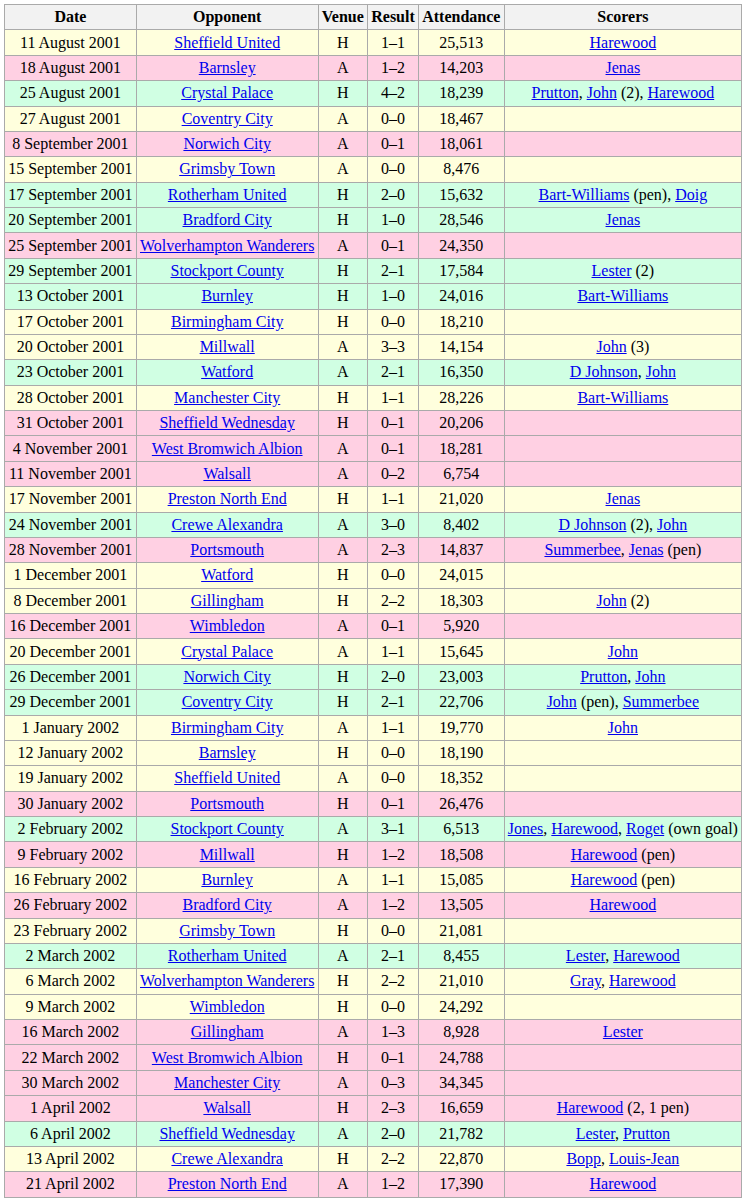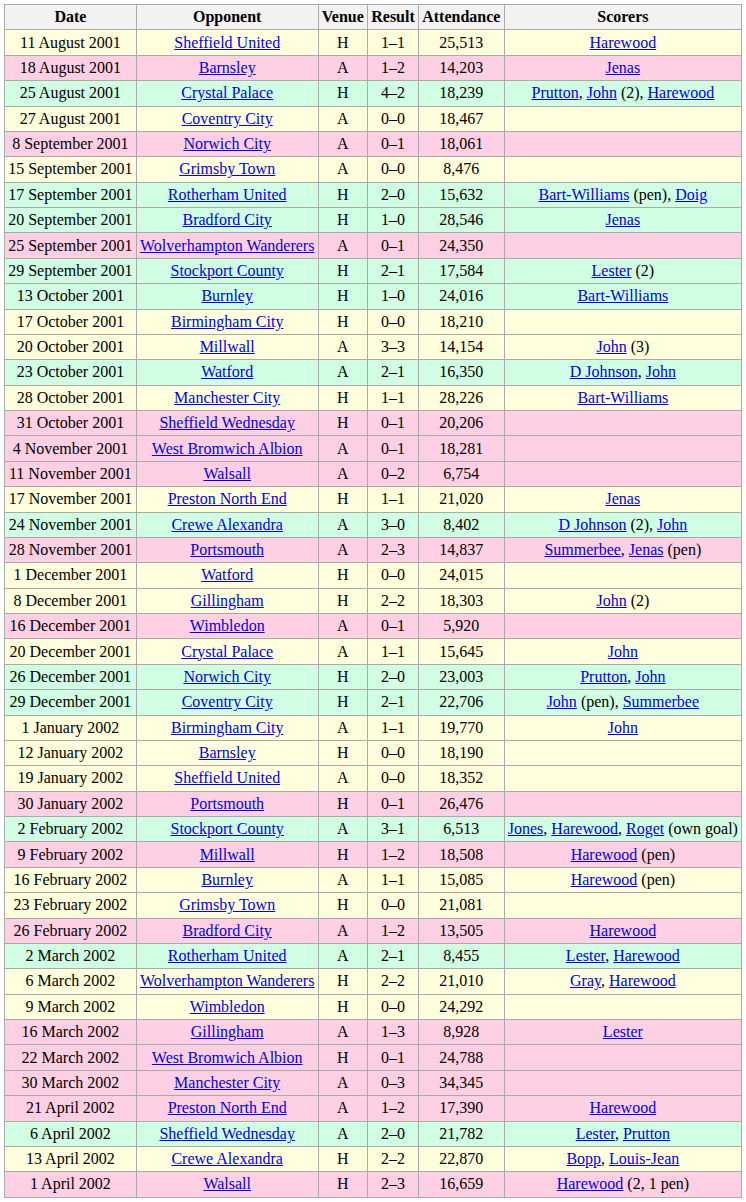rows swapped: (70, 930) <-> (70, 905)
rows swapped: (70, 1108) <-> (70, 1184)
